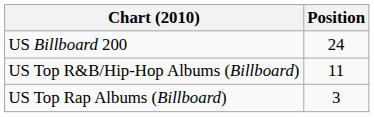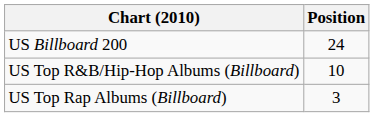(336, 71) 11 -> (336, 71) 10
